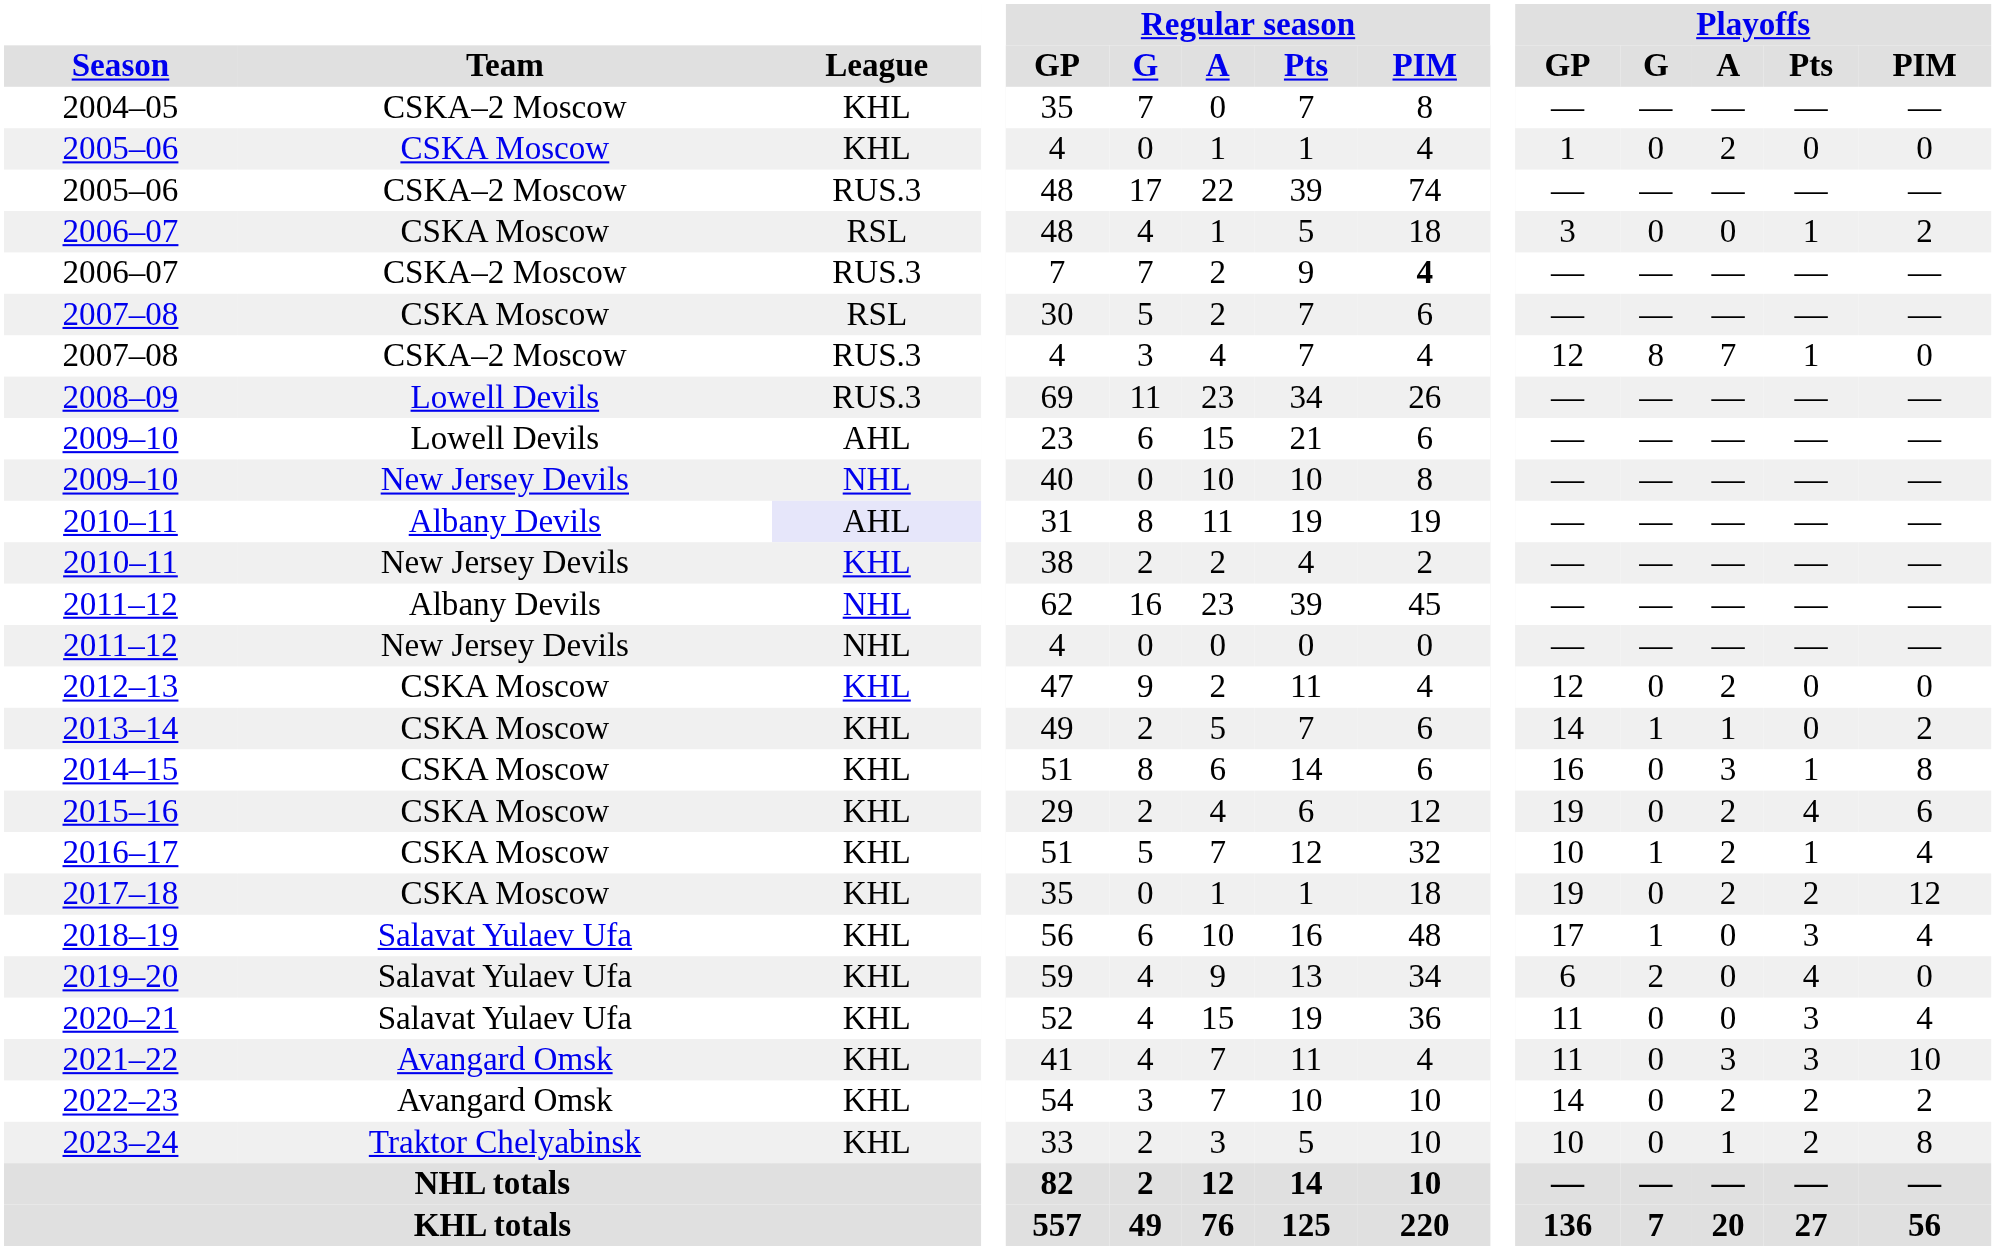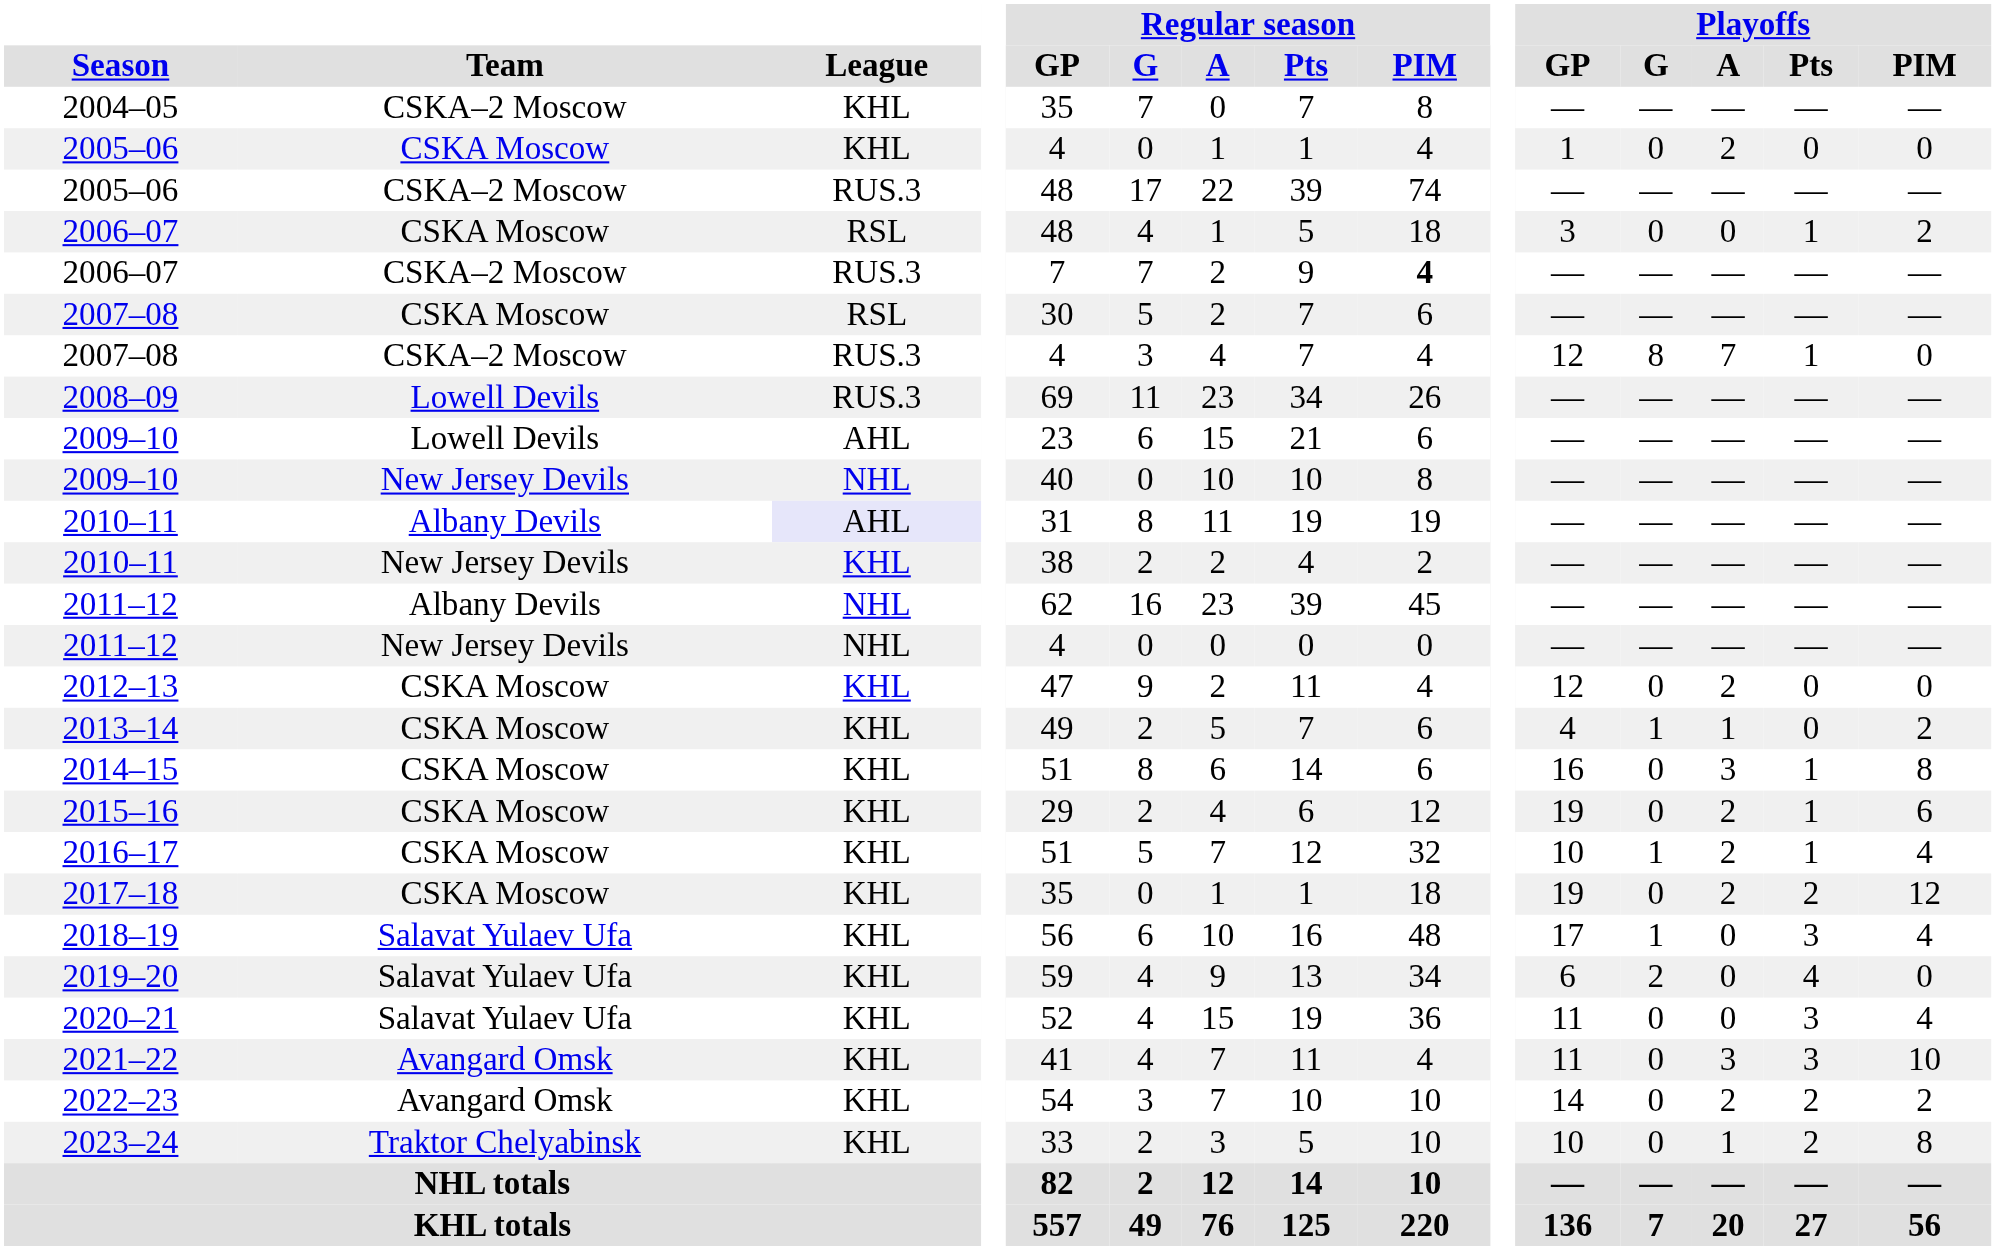(1567, 727) 14 -> (1567, 727) 4
(1811, 810) 4 -> (1811, 810) 1
